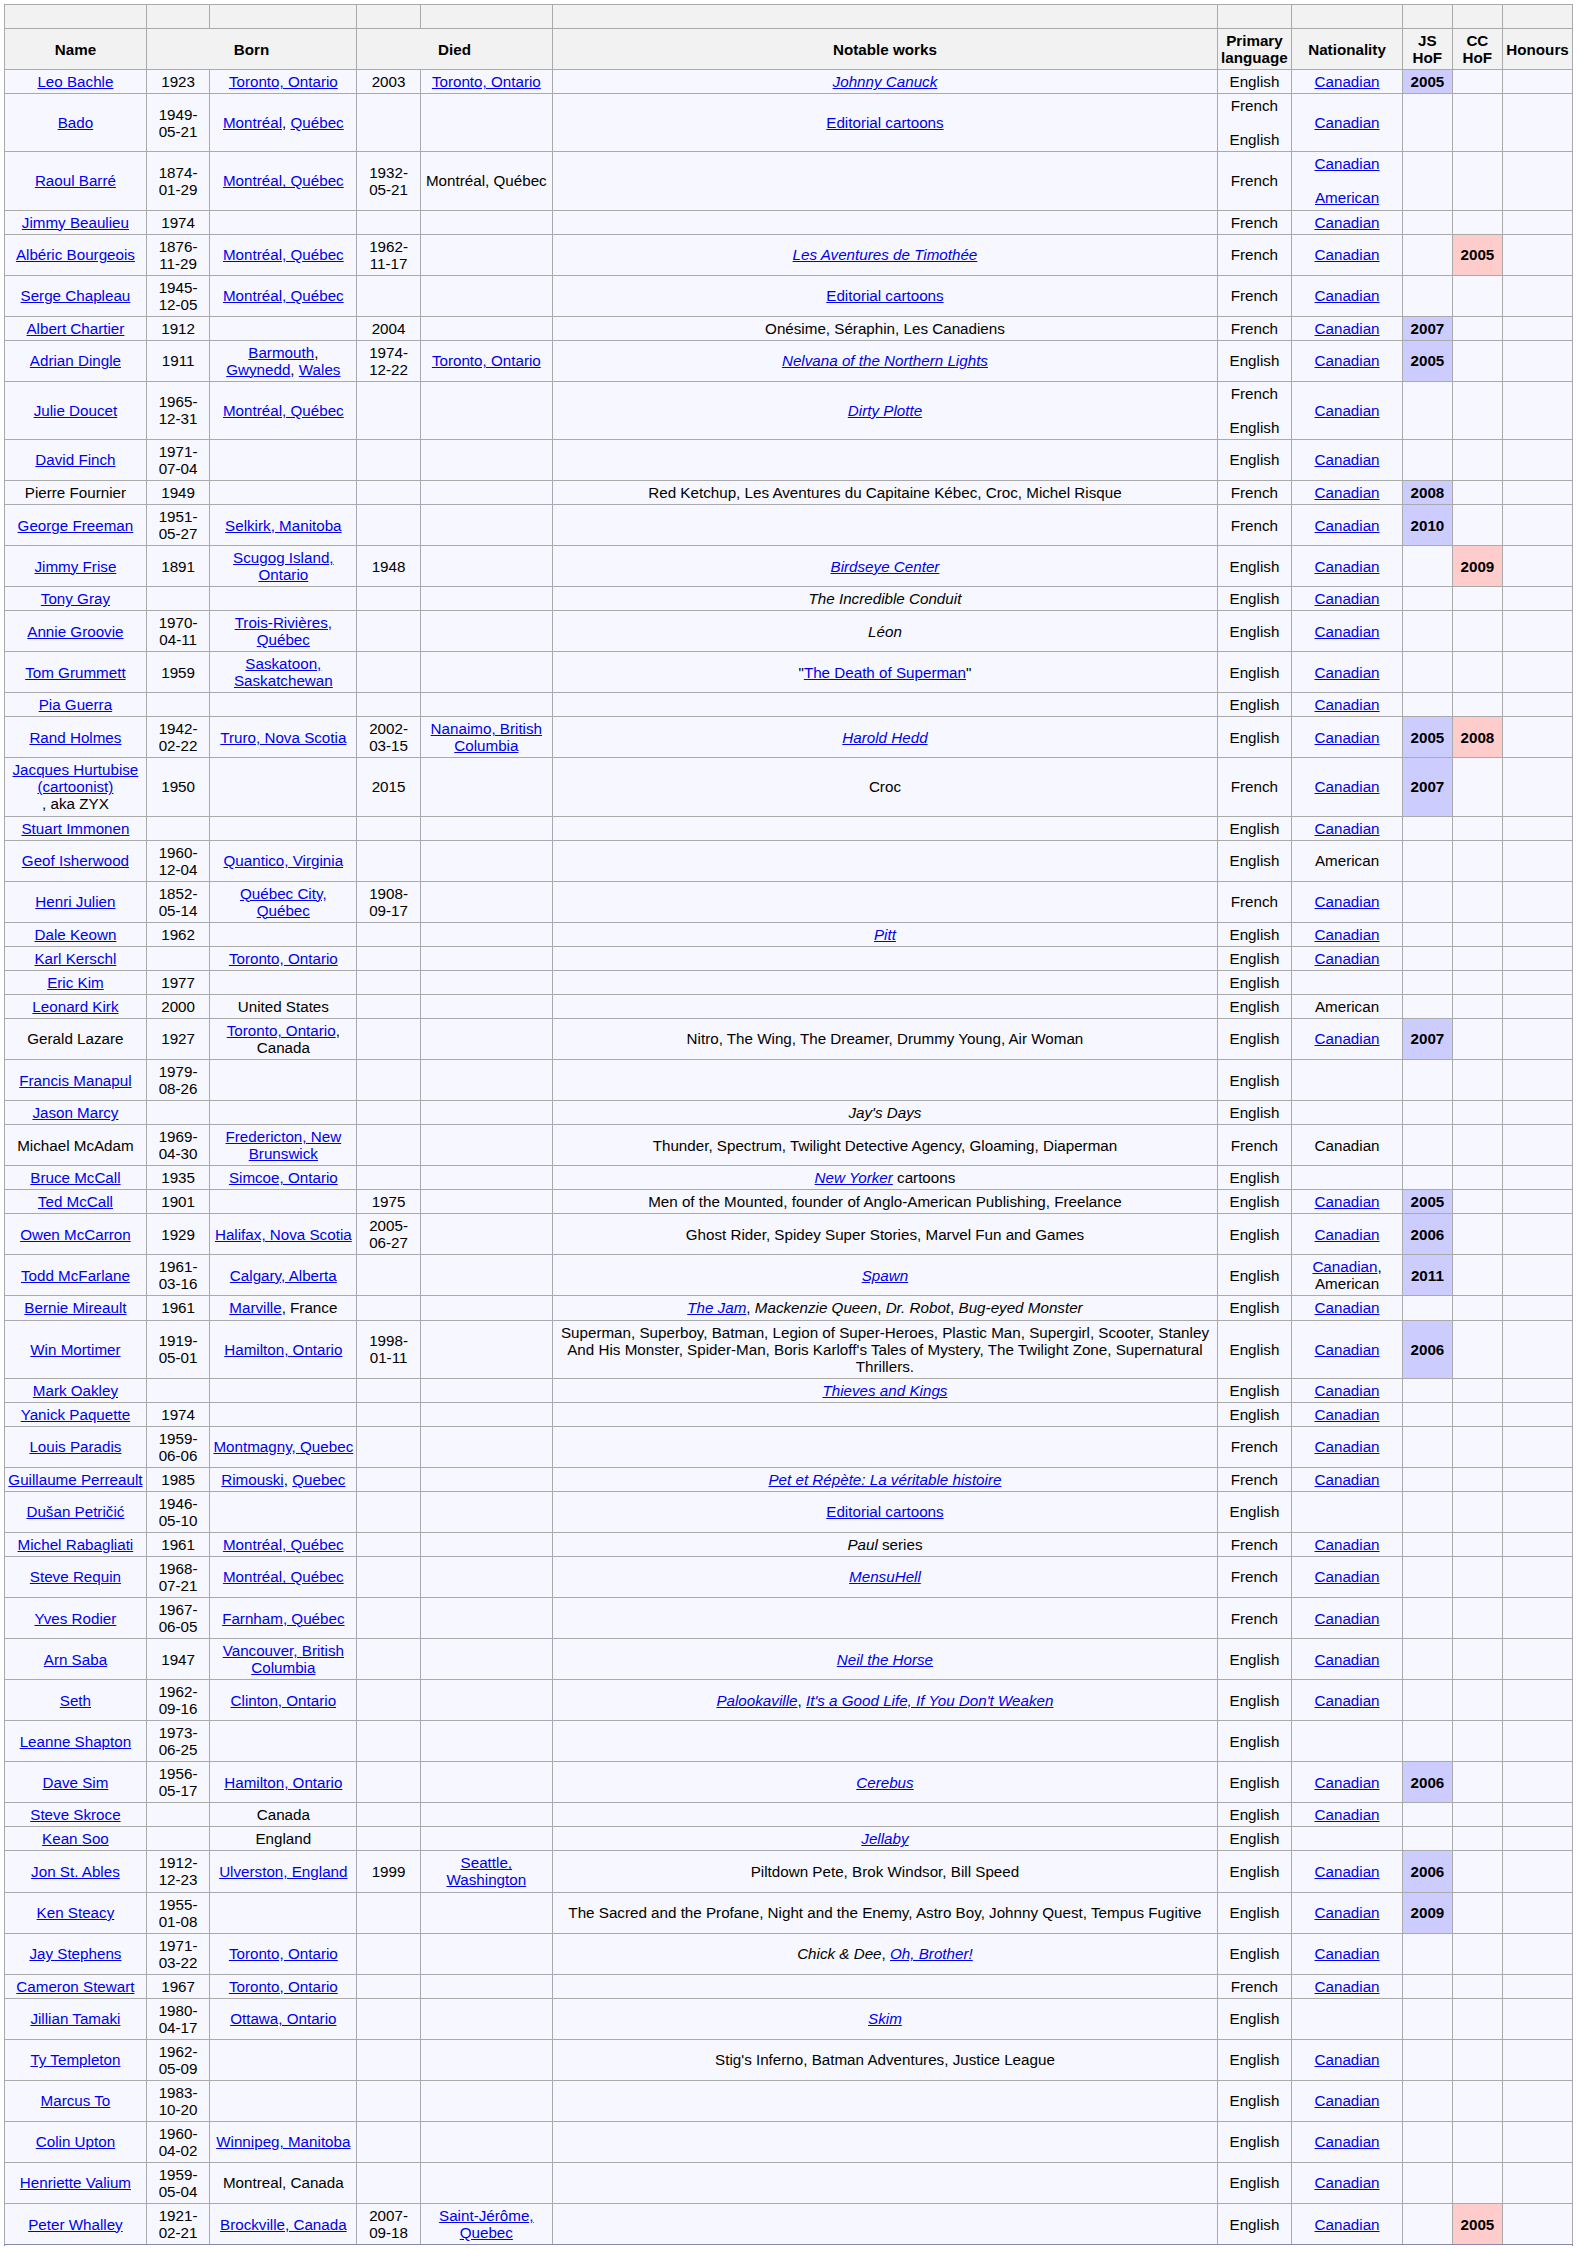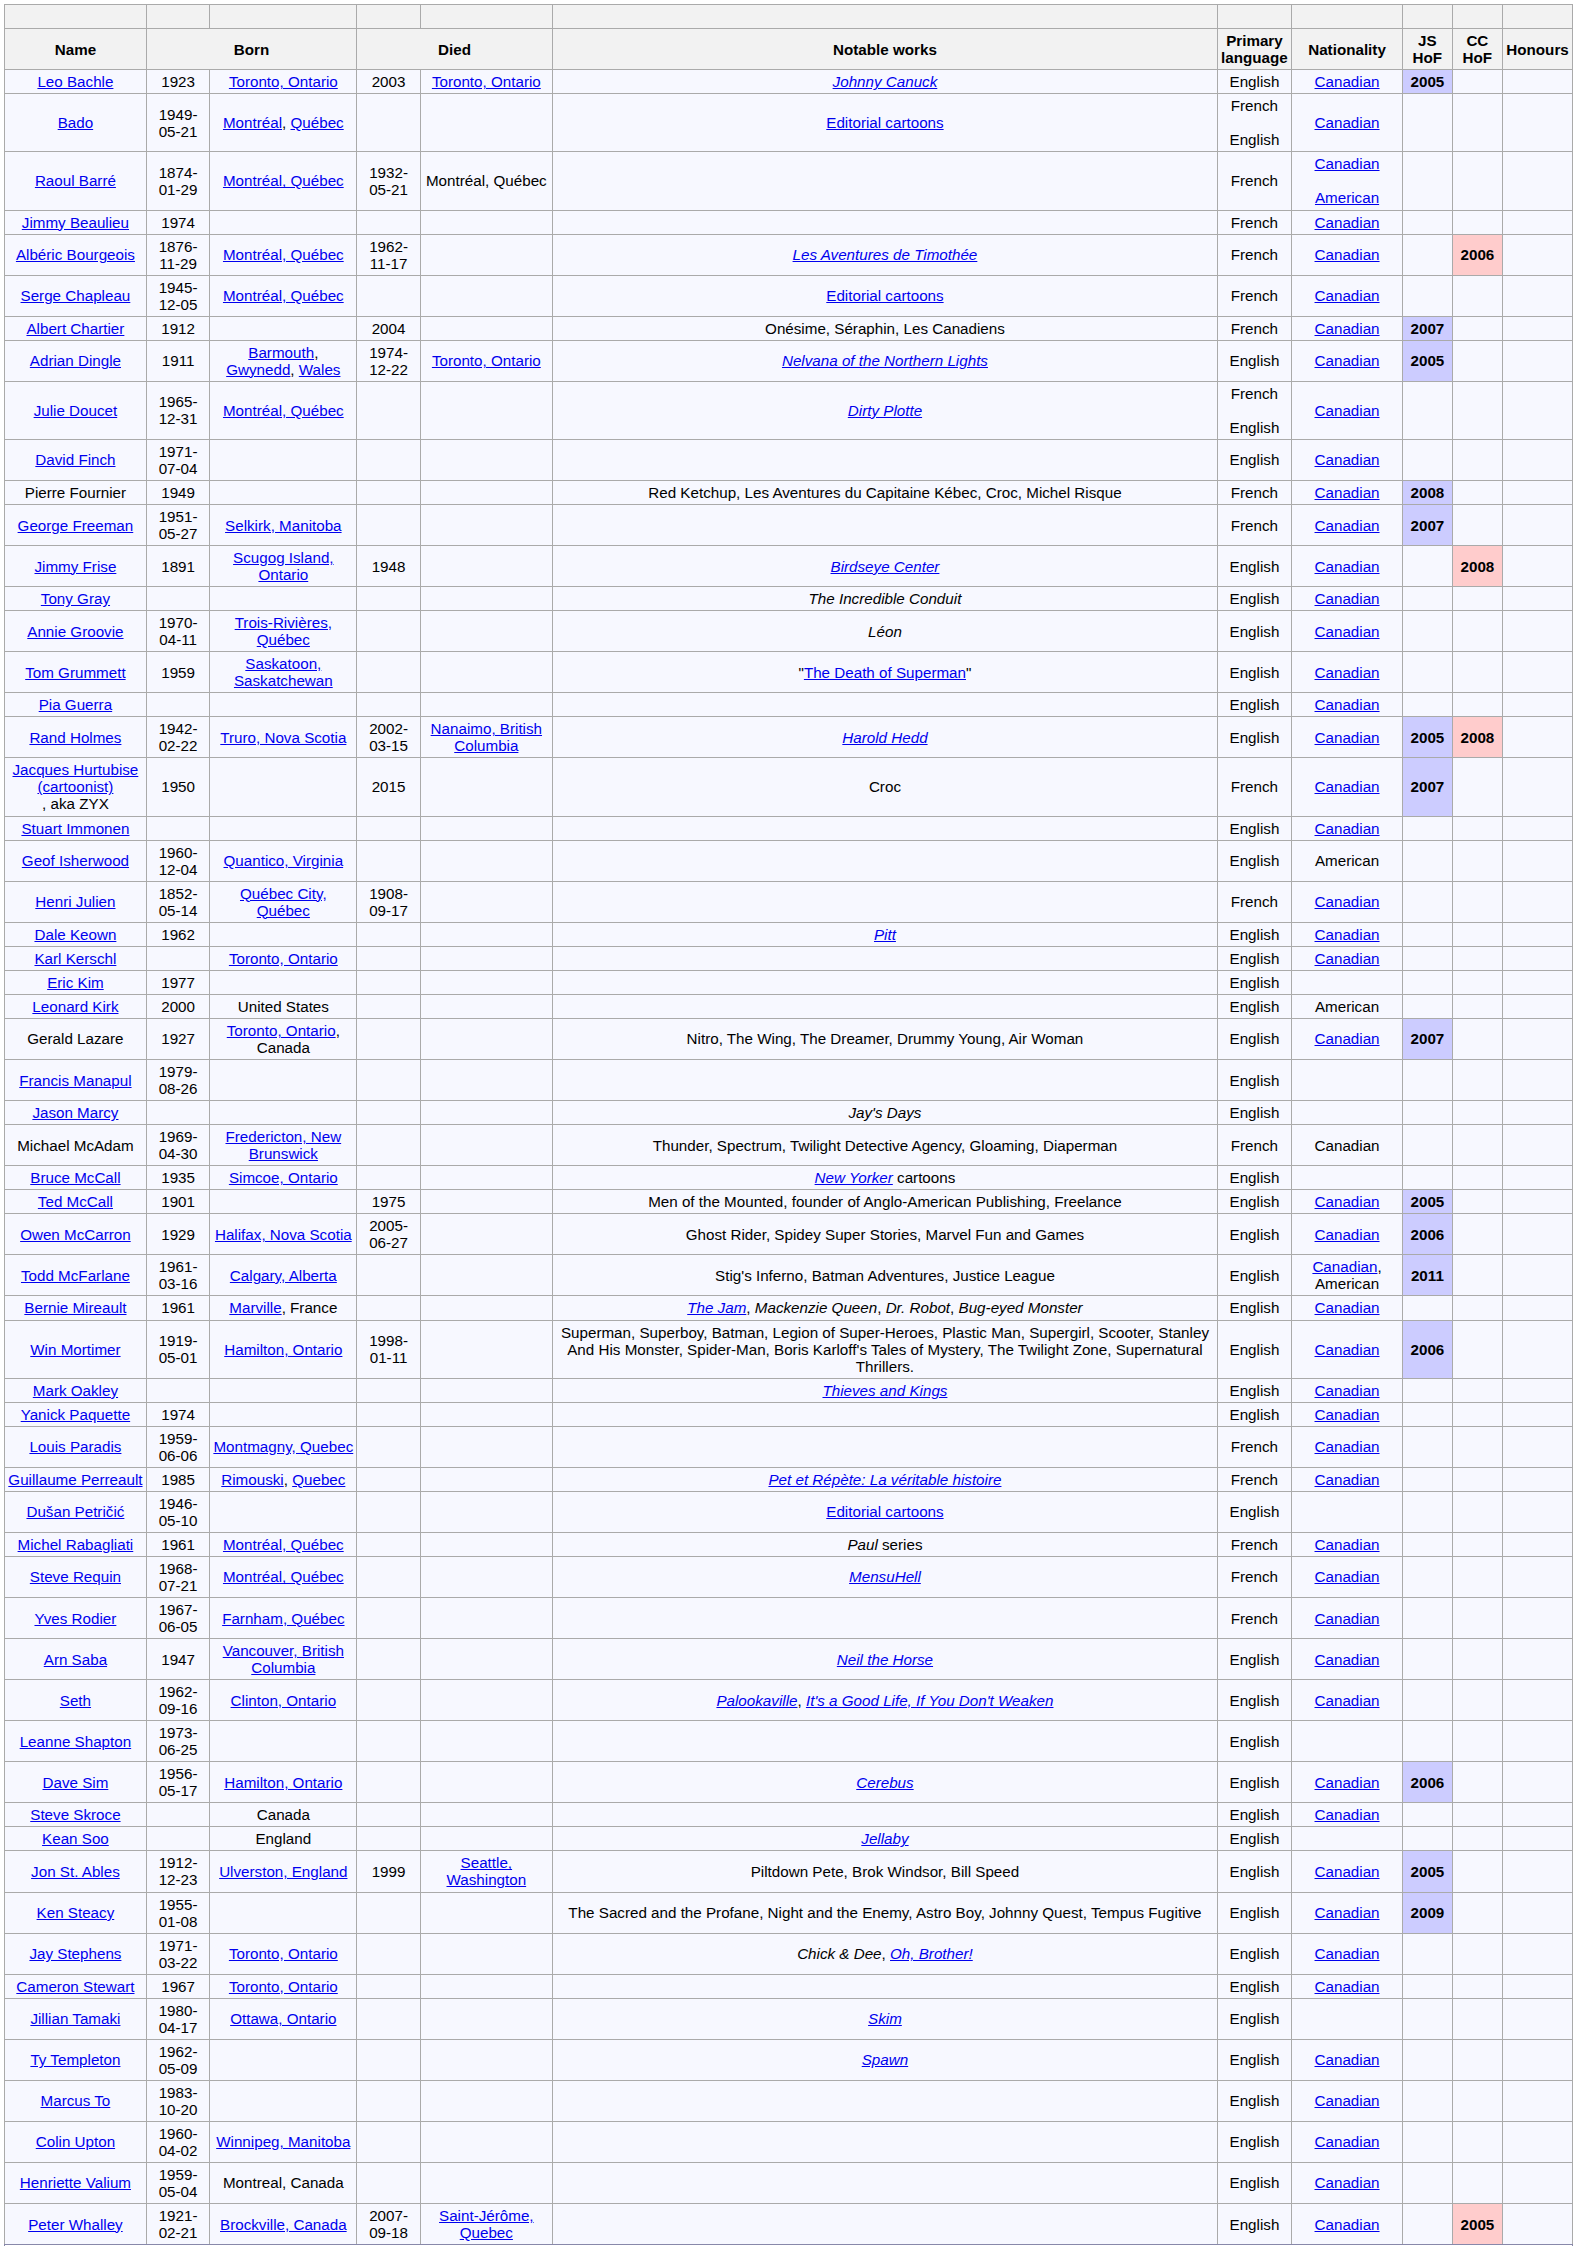(1477, 255) 2005 -> (1477, 255) 2006
(1427, 525) 2010 -> (1427, 525) 2007
(1477, 566) 2009 -> (1477, 566) 2008
(885, 1275) Spawn -> (885, 1275) Stig's Inferno, Batman Adventures, Justice League
(1427, 1871) 2006 -> (1427, 1871) 2005
(1254, 1986) French -> (1254, 1986) English
(885, 2060) Stig's Inferno, Batman Adventures, Justice League -> (885, 2060) Spawn
